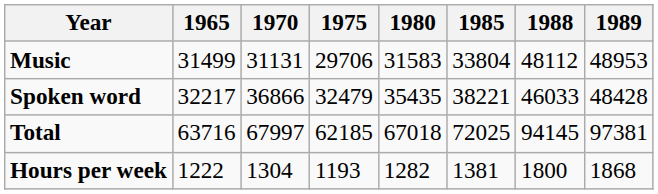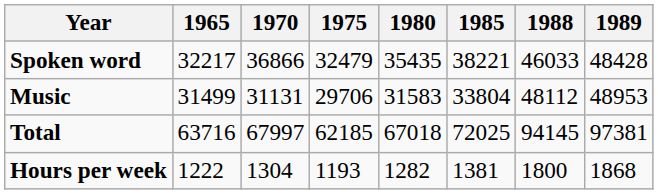rows swapped: (76, 96) <-> (40, 59)
